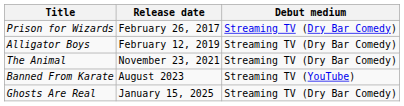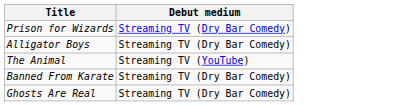- column: (169, 12)
(311, 61) Streaming TV (Dry Bar Comedy) -> (184, 61) Streaming TV (YouTube)
(290, 77) Streaming TV (YouTube) -> (205, 77) Streaming TV (Dry Bar Comedy)
